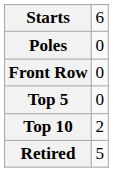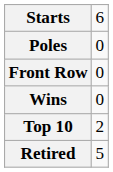+ row: (48, 99)
- row: (48, 99)
